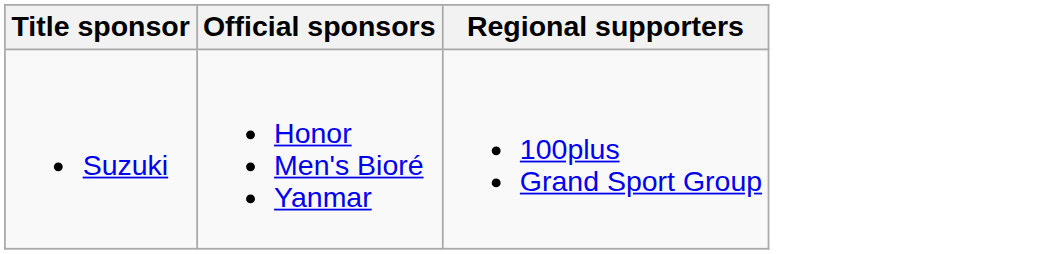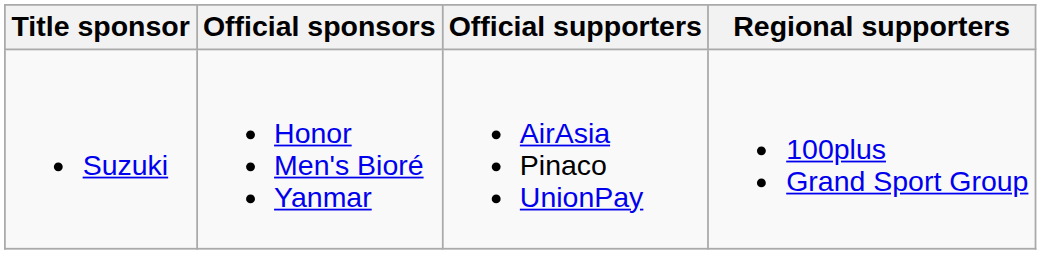+ column: (575, 27)
